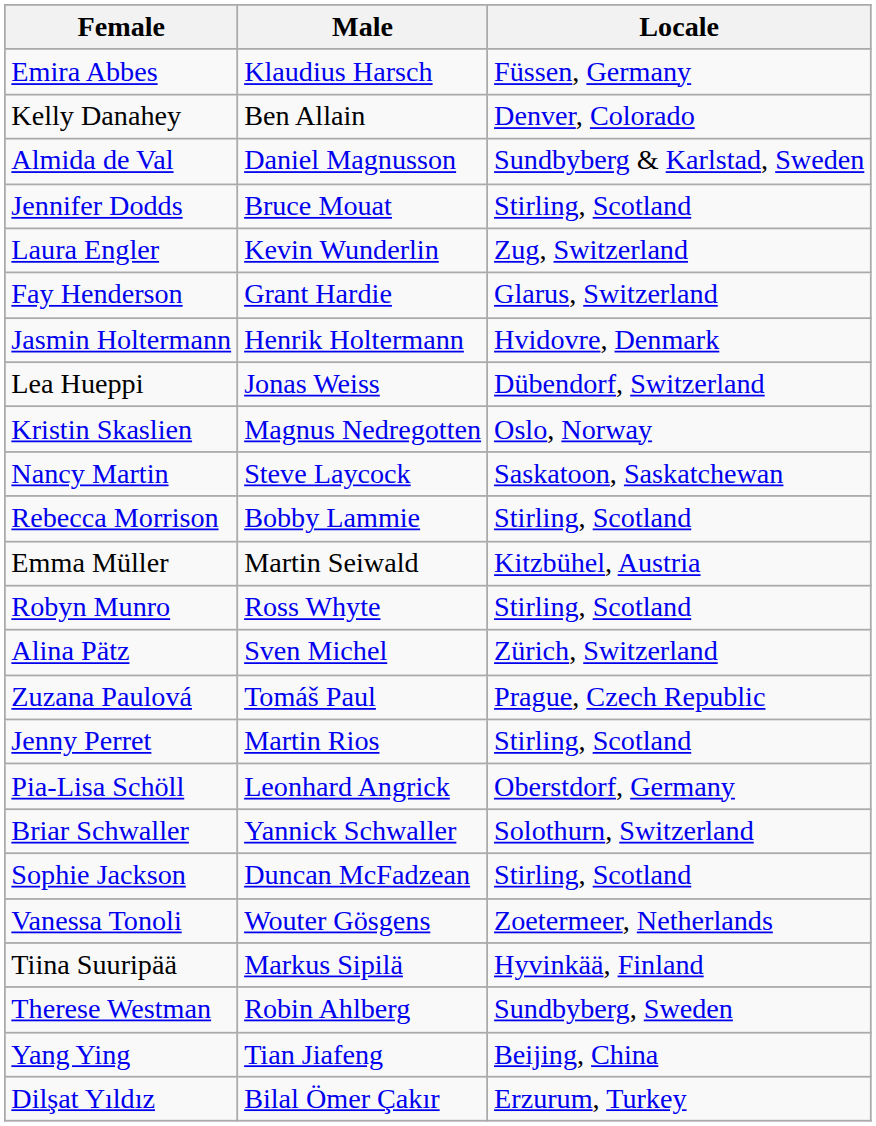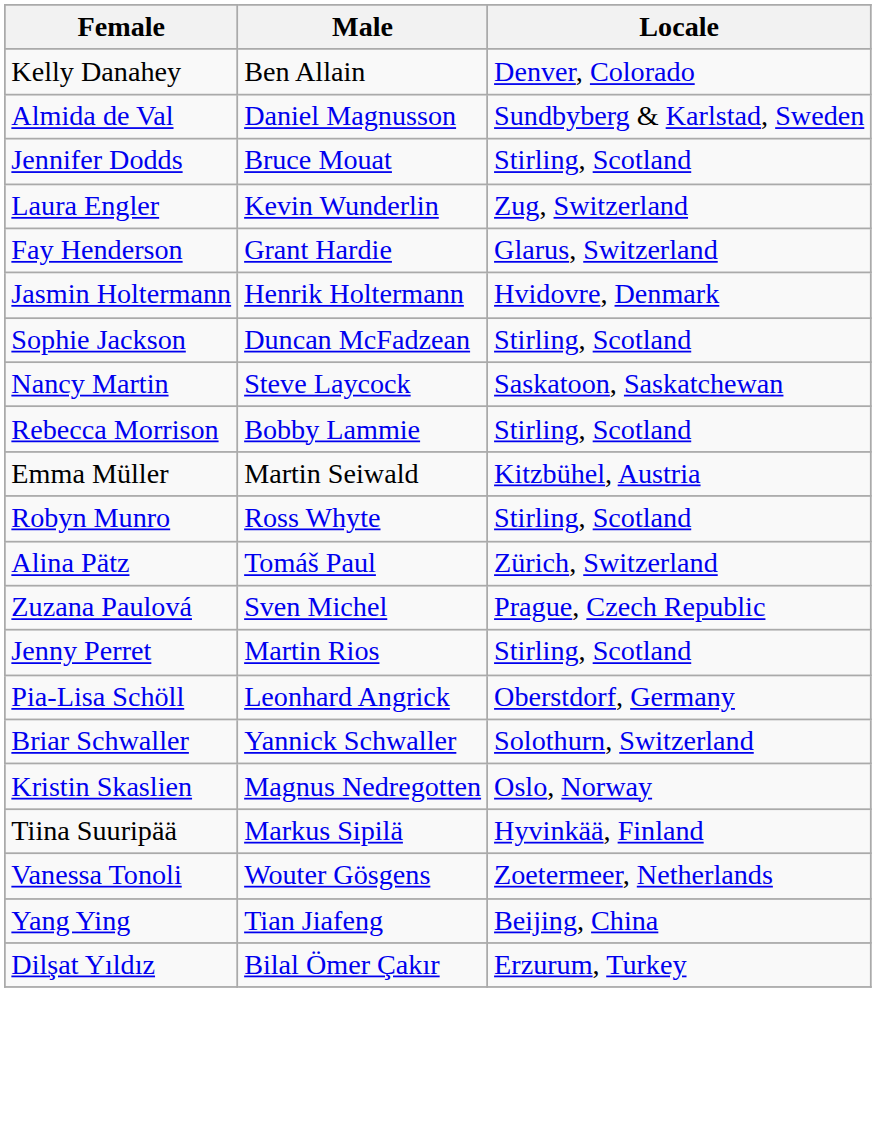- row: (84, 71)
- row: (77, 384)
rows swapped: (99, 875) <-> (102, 428)
(316, 652) Sven Michel -> (310, 562) Tomáš Paul
(310, 696) Tomáš Paul -> (316, 607) Sven Michel
rows swapped: (94, 964) <-> (97, 920)
- row: (111, 1009)
